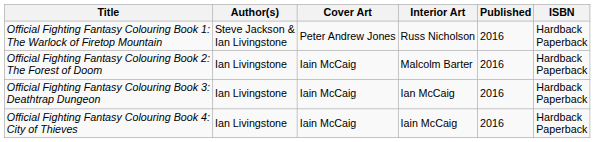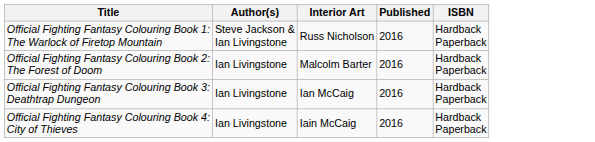- column: (348, 13)
